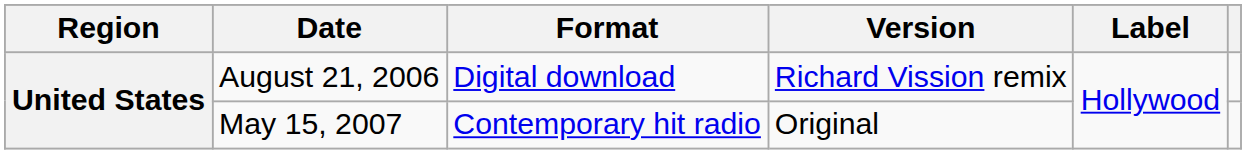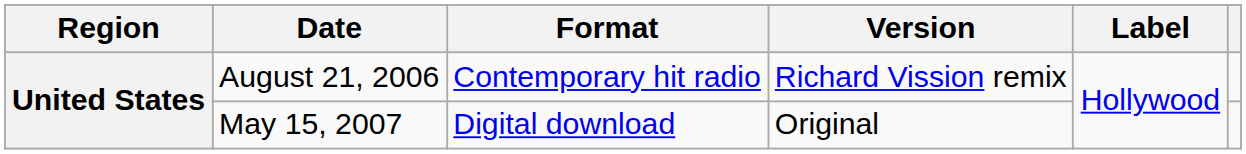(564, 76) Digital download -> (607, 76) Contemporary hit radio
(607, 124) Contemporary hit radio -> (564, 124) Digital download
